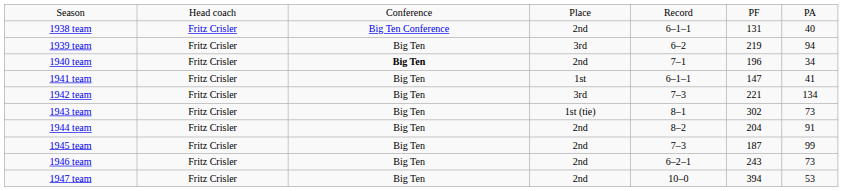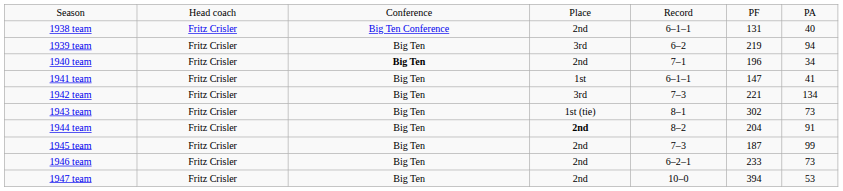(580, 128) normal -> (580, 128) bold
(754, 161) 243 -> (754, 161) 233
